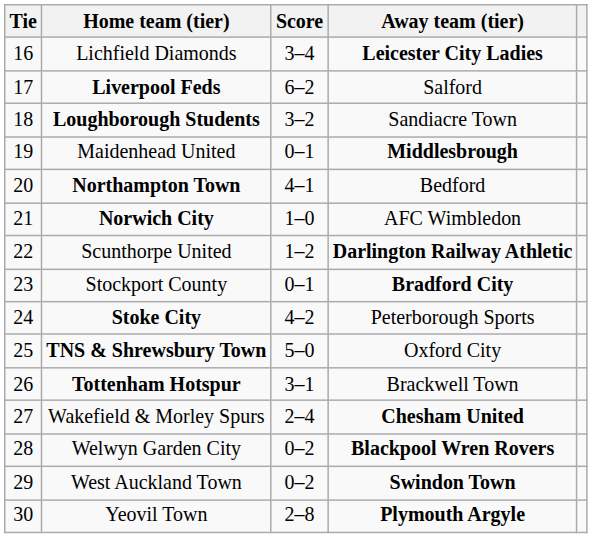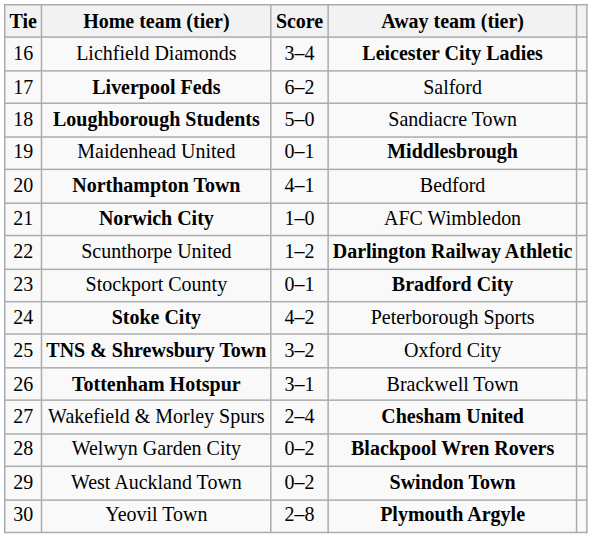(300, 119) 3–2 -> (300, 119) 5–0
(300, 350) 5–0 -> (300, 350) 3–2
